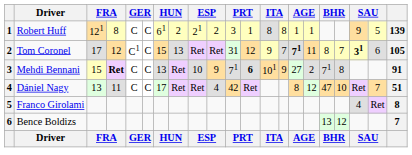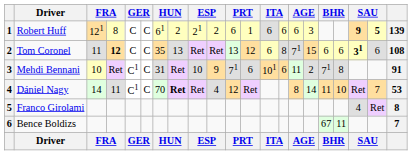(233, 30) 3 -> (233, 30) 6
(269, 30) 8 -> (269, 30) 6
(284, 30) 8 -> (284, 30) 6
(296, 30) 1 -> (296, 30) 6
(311, 30) 1 -> (311, 30) 3
(359, 30) normal -> (358, 30) bold
(378, 30) normal -> (377, 30) bold
(96, 50) 17 -> (96, 50) 11
(116, 50) normal -> (116, 50) bold
(134, 50) C1 -> (133, 50) C
(161, 50) 15 -> (160, 50) 35
(233, 50) 31 -> (233, 50) 13
(269, 50) 9 -> (269, 50) 6
(284, 50) 7 -> (284, 50) 8
(296, 50) bold -> (296, 50) normal
(312, 50) 11 -> (311, 50) 15
(327, 50) 8 -> (326, 50) 6
(342, 50) 7 -> (341, 50) 6
(397, 50) 105 -> (397, 50) 108
(96, 69) 15 -> (96, 69) 10
(116, 69) bold -> (116, 69) normal
(134, 69) C -> (133, 69) C1
(161, 69) 13 -> (160, 69) 31
(250, 69) bold -> (250, 69) normal
(284, 69) 9 -> (284, 69) 6
(296, 69) 27 -> (296, 69) 11
(96, 87) 13 -> (96, 89) 14
(134, 87) C -> (133, 89) C1
(161, 87) 17 -> (160, 89) 70
(178, 87) normal -> (178, 89) bold
(233, 87) 42 -> (233, 89) 12
(312, 87) 12 -> (311, 89) 14
(327, 87) 47 -> (326, 89) 11
(397, 87) 51 -> (397, 89) 53
(327, 121) 13 -> (326, 124) 67
(342, 121) 12 -> (341, 124) 11
